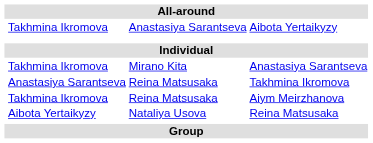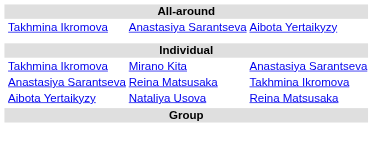- row: (173, 98)
